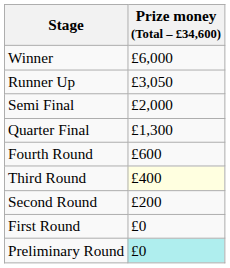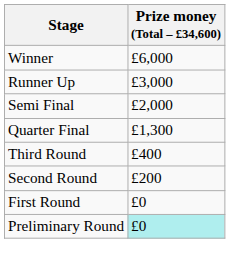(152, 81) £3,050 -> (152, 81) £3,000
- row: (50, 154)
(146, 178) lightyellow background -> (146, 154) no background
